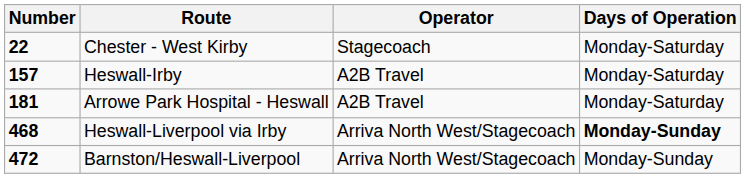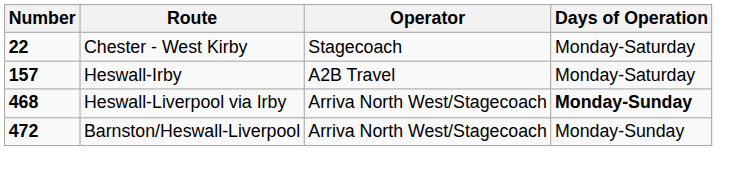- row: (206, 103)
